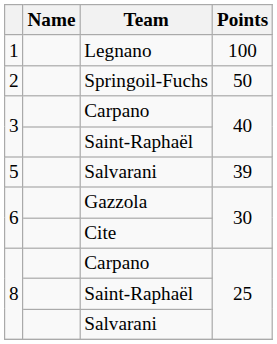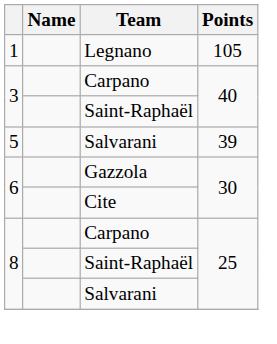(243, 50) 100 -> (228, 50) 105
- row: (14, 80)
